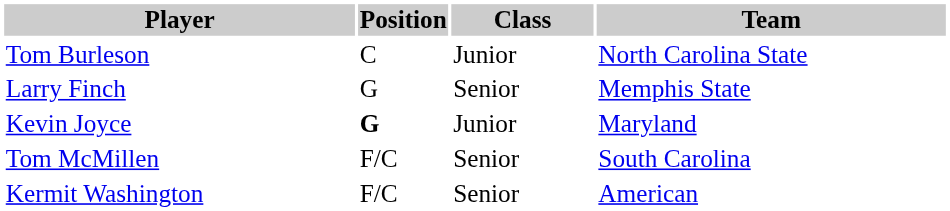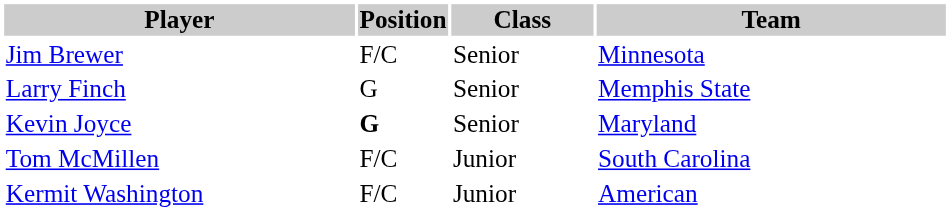+ row: (64, 54)
- row: (78, 54)
(485, 123) Junior -> (486, 123) Senior
(486, 158) Senior -> (484, 158) Junior
(486, 193) Senior -> (484, 193) Junior
